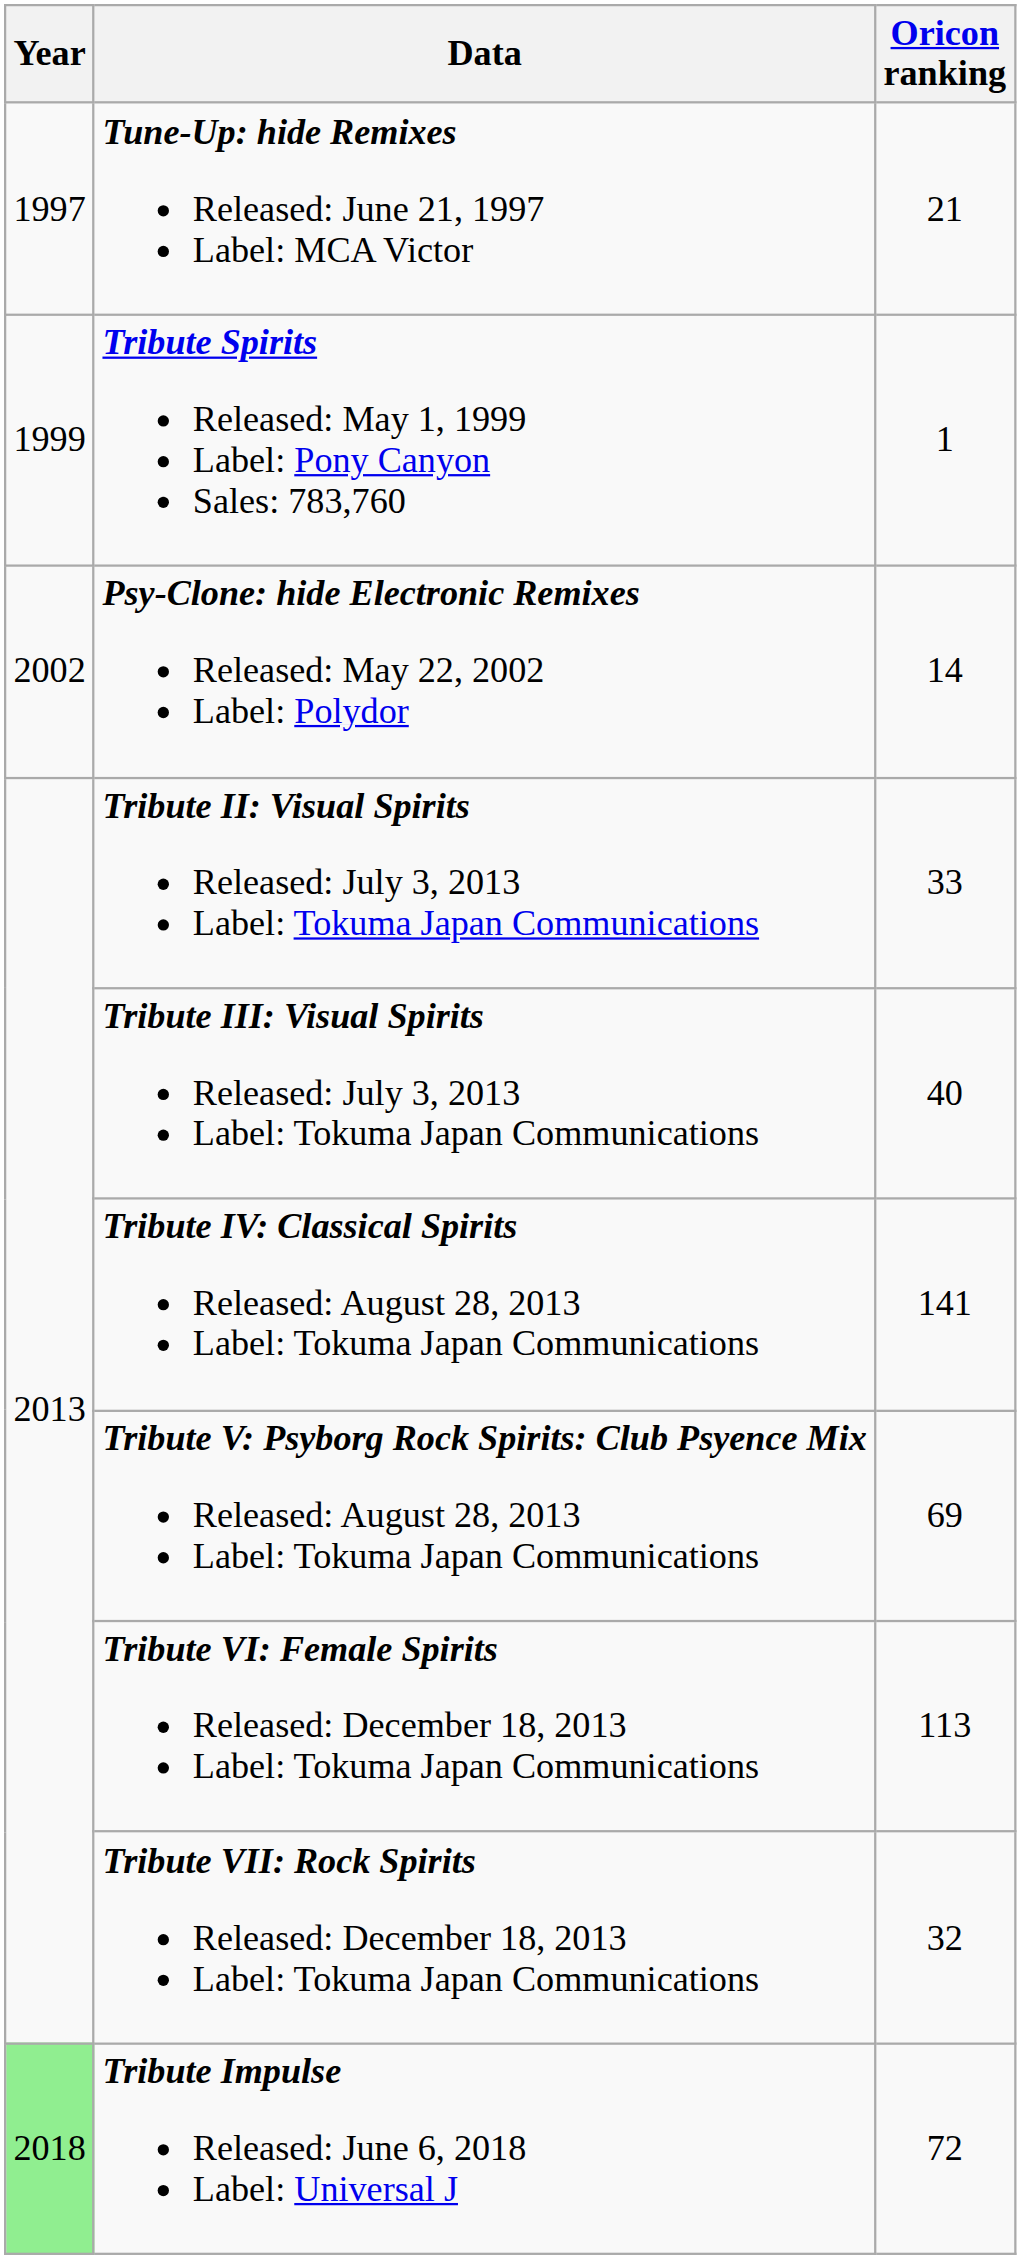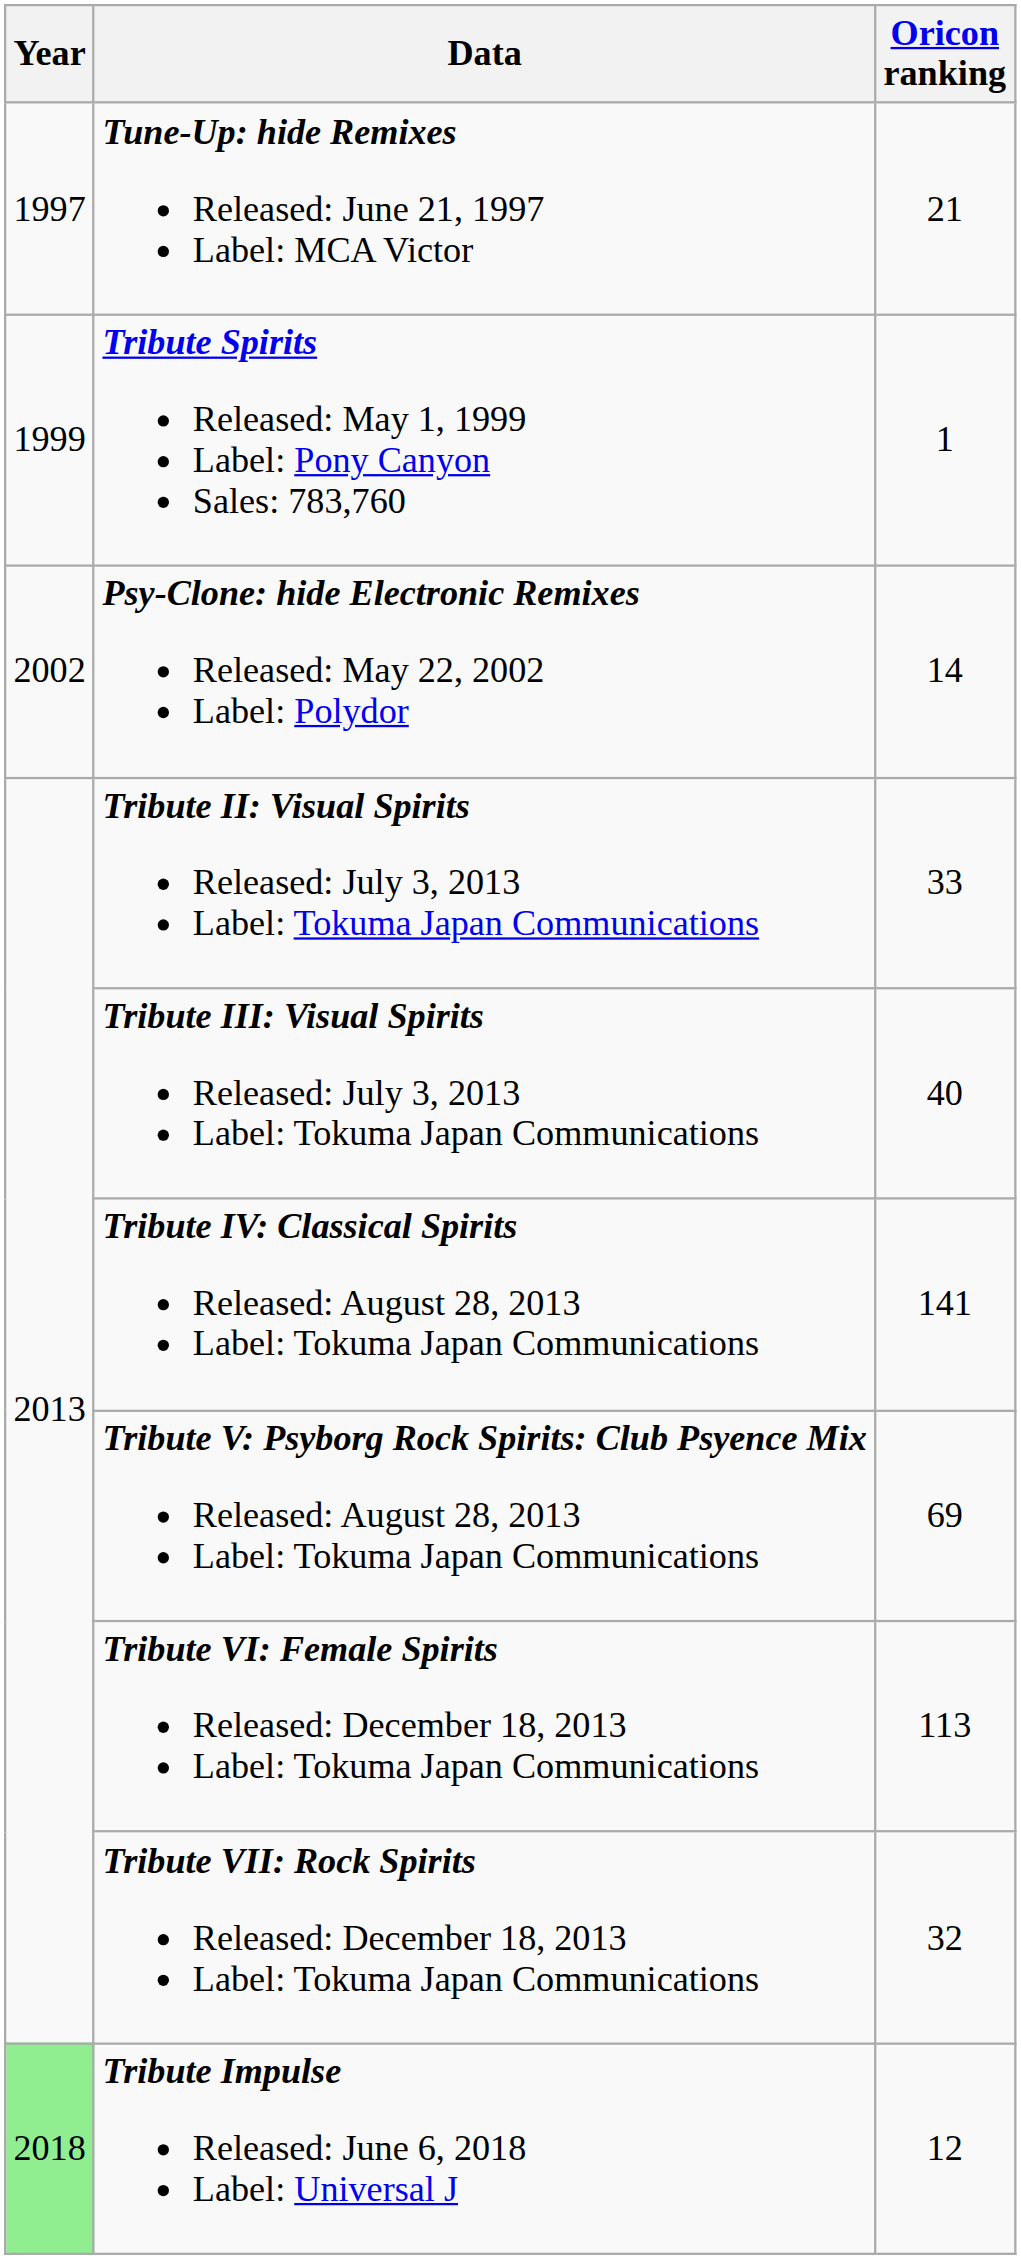(945, 2147) 72 -> (945, 2147) 12
